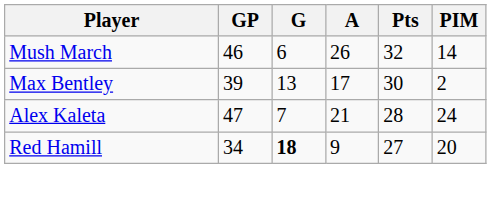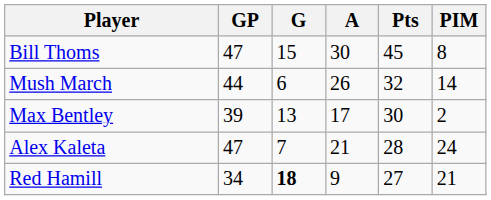+ row: (54, 52)
(233, 52) 46 -> (233, 83) 44
(447, 147) 20 -> (447, 178) 21
